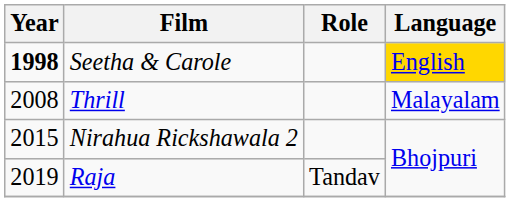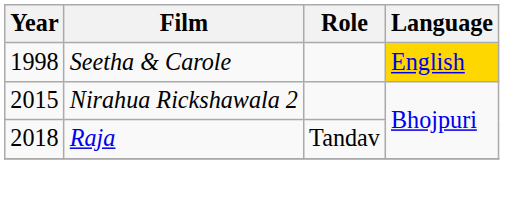(34, 61) bold -> (34, 61) normal
- row: (97, 100)
(34, 176) 2019 -> (34, 138) 2018
